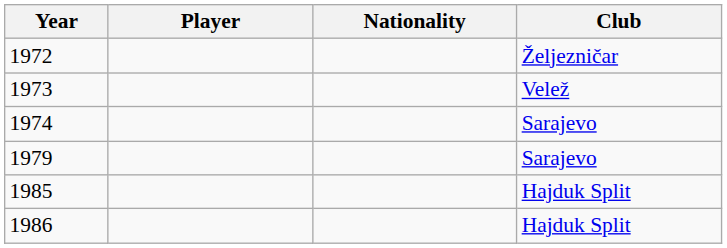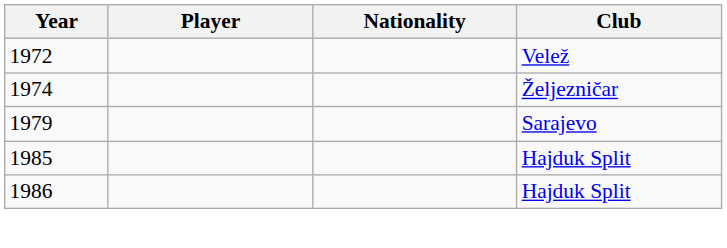(570, 55) Željezničar -> (545, 55) Velež
- row: (31, 89)
(559, 123) Sarajevo -> (570, 89) Željezničar
